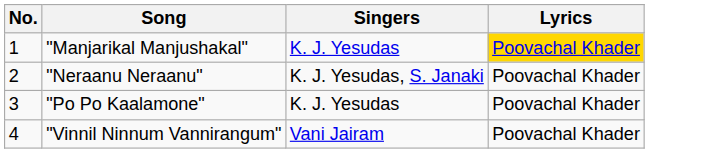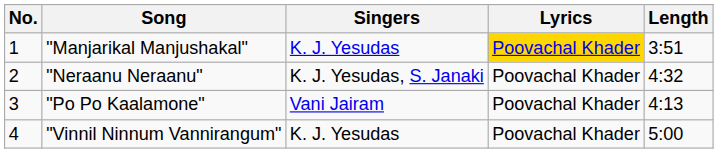+ column: (678, 18)
(345, 104) K. J. Yesudas -> (337, 104) Vani Jairam
(337, 133) Vani Jairam -> (345, 133) K. J. Yesudas
